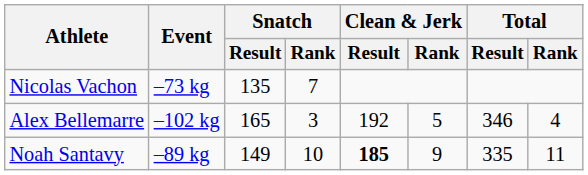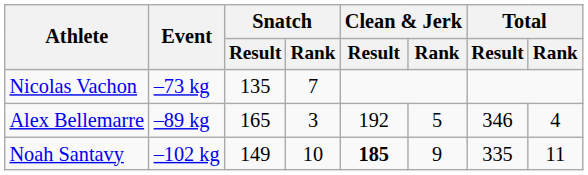(187, 120) –102 kg -> (182, 120) –89 kg
(182, 153) –89 kg -> (187, 153) –102 kg
